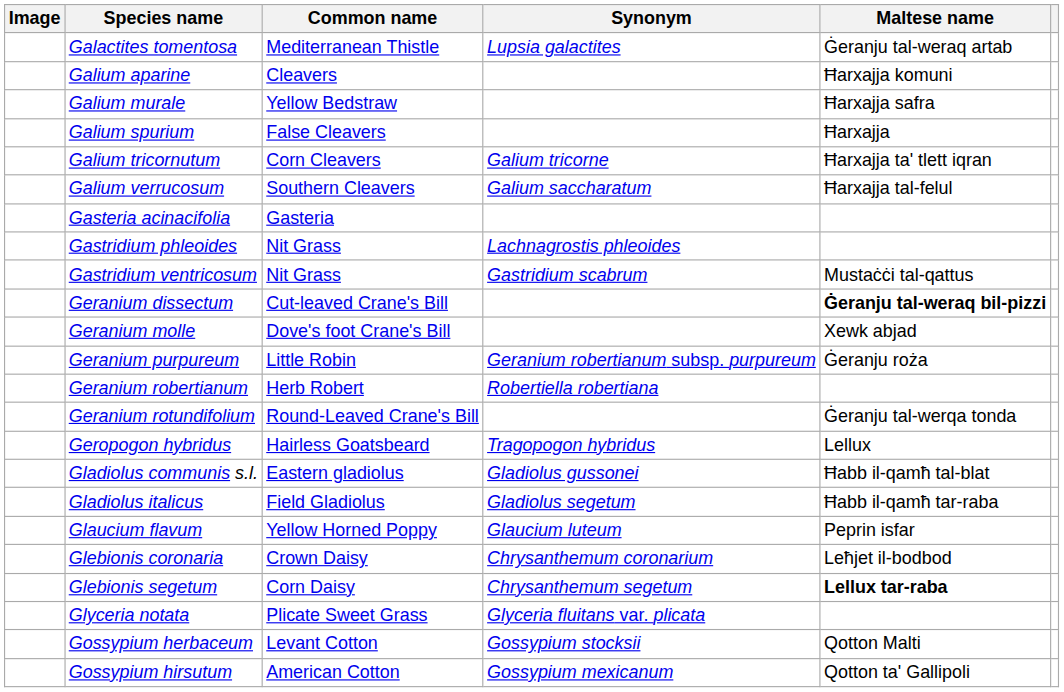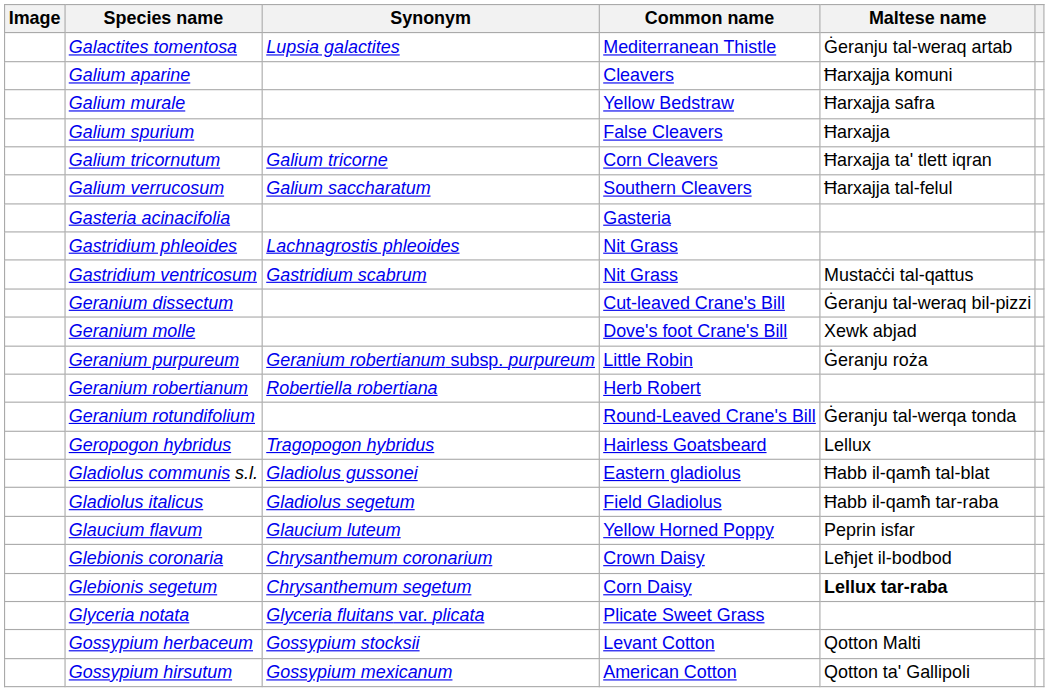columns swapped: (651, 18) <-> (373, 18)
(935, 302) bold -> (928, 302) normal
